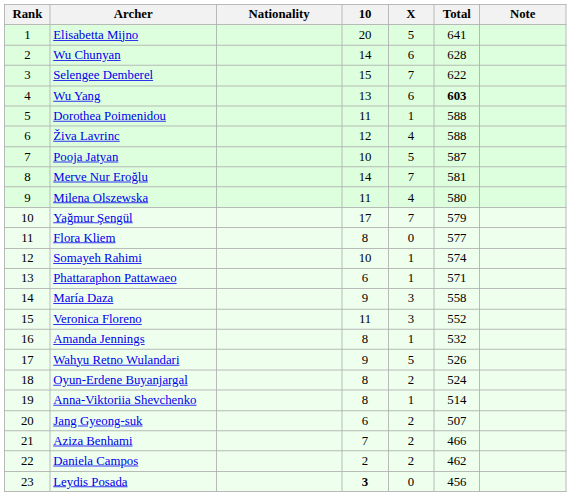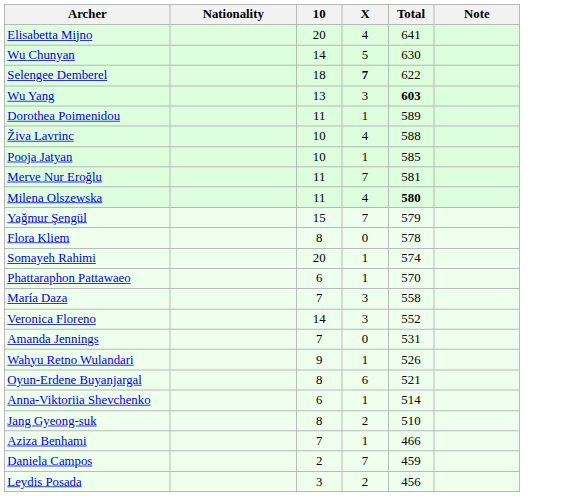- column: (27, 14)
(411, 34) 5 -> (365, 34) 4
(411, 55) 6 -> (365, 55) 5
(457, 55) 628 -> (411, 55) 630
(365, 75) 15 -> (319, 75) 18
(411, 75) normal -> (365, 75) bold
(411, 95) 6 -> (365, 95) 3
(457, 116) 588 -> (411, 116) 589
(365, 136) 12 -> (319, 136) 10
(411, 156) 5 -> (365, 156) 1
(457, 156) 587 -> (411, 156) 585
(365, 177) 14 -> (319, 177) 11
(457, 197) normal -> (411, 197) bold
(365, 217) 17 -> (319, 217) 15
(457, 237) 577 -> (411, 237) 578
(365, 258) 10 -> (319, 258) 20
(457, 278) 571 -> (411, 278) 570
(365, 298) 9 -> (319, 298) 7
(365, 319) 11 -> (319, 319) 14
(365, 339) 8 -> (319, 339) 7
(411, 339) 1 -> (365, 339) 0
(457, 339) 532 -> (411, 339) 531
(411, 359) 5 -> (365, 359) 1
(411, 380) 2 -> (365, 380) 6
(457, 380) 524 -> (411, 380) 521
(365, 400) 8 -> (319, 400) 6
(365, 420) 6 -> (319, 420) 8
(457, 420) 507 -> (411, 420) 510
(411, 440) 2 -> (365, 440) 1
(411, 461) 2 -> (365, 461) 7
(457, 461) 462 -> (411, 461) 459
(365, 481) bold -> (319, 481) normal
(411, 481) 0 -> (365, 481) 2
